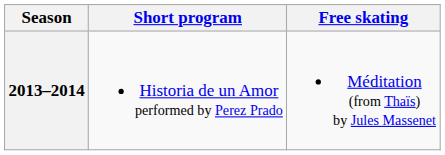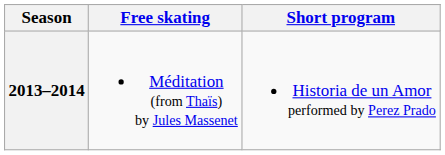columns swapped: (188, 17) <-> (363, 17)
